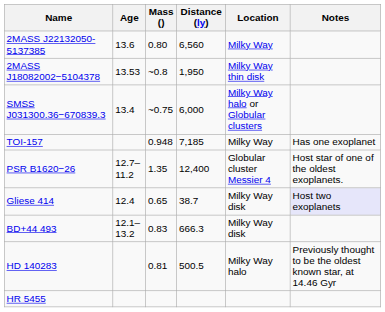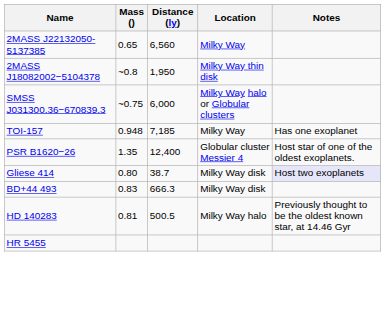- column: (129, 17)
(158, 44) 0.80 -> (128, 44) 0.65
(158, 201) 0.65 -> (128, 173) 0.80
